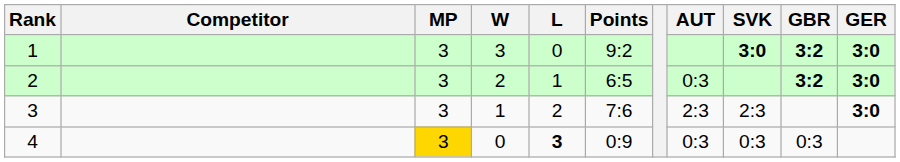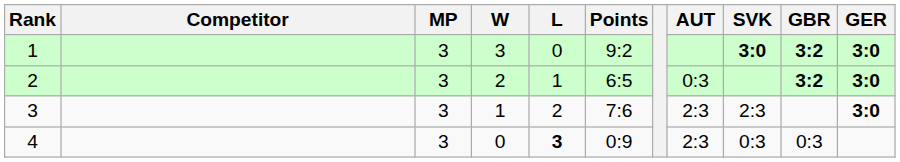(443, 141) gold background -> (443, 141) no background
(696, 141) 0:3 -> (696, 141) 2:3
